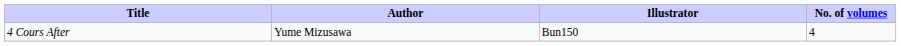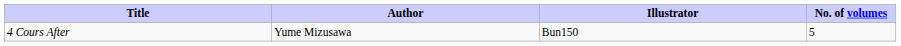(812, 31) 4 -> (812, 31) 5
